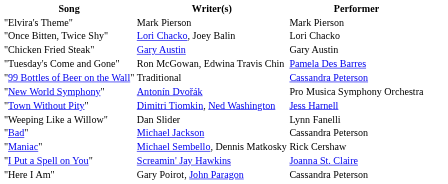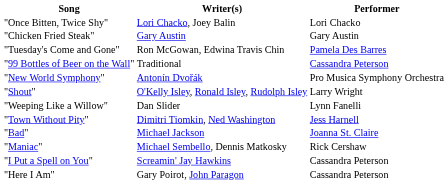- row: (38, 22)
+ row: (20, 91)
rows swapped: (46, 105) <-> (56, 119)
(329, 133) Cassandra Peterson -> (344, 133) Joanna St. Claire
(324, 161) Joanna St. Claire -> (349, 161) Cassandra Peterson
